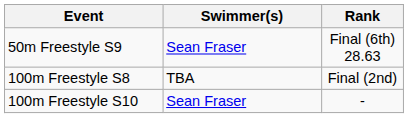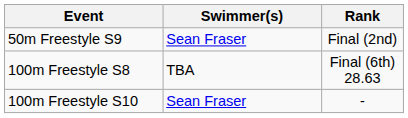(362, 47) Final (6th) 28.63 -> (362, 39) Final (2nd)
(362, 78) Final (2nd) -> (362, 70) Final (6th) 28.63
